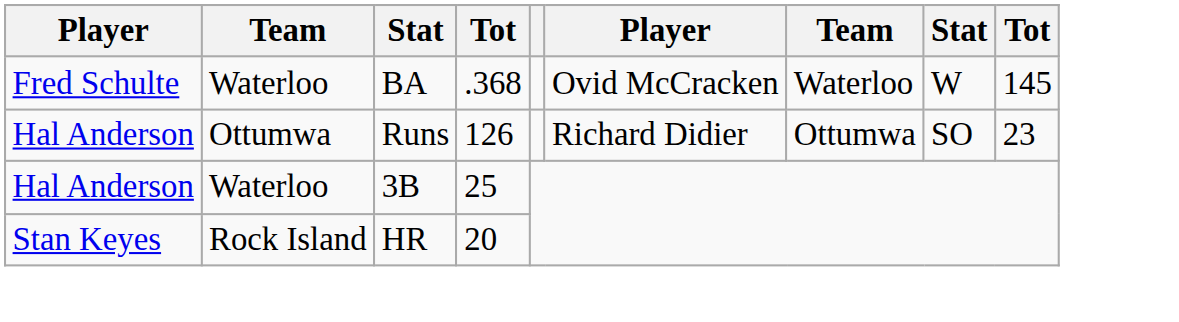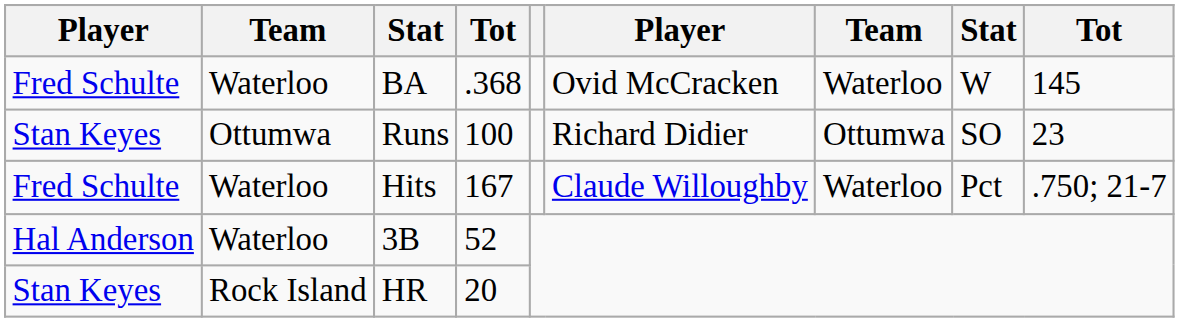(103, 134) Hal Anderson -> (87, 134) Stan Keyes
(489, 134) 126 -> (489, 134) 100
+ row: (409, 186)
(481, 186) 25 -> (481, 238) 52
